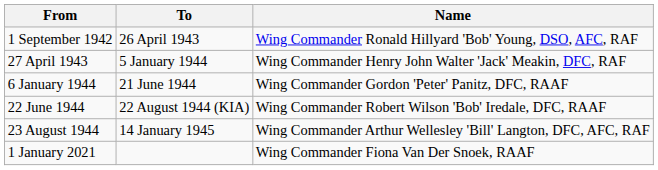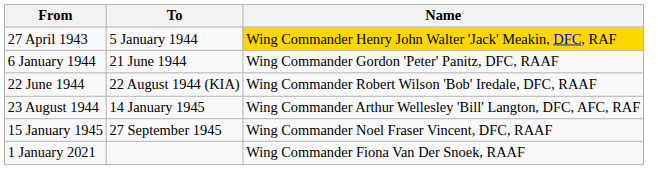- row: (60, 38)
(441, 61) no background -> (431, 38) gold background
+ row: (55, 130)
